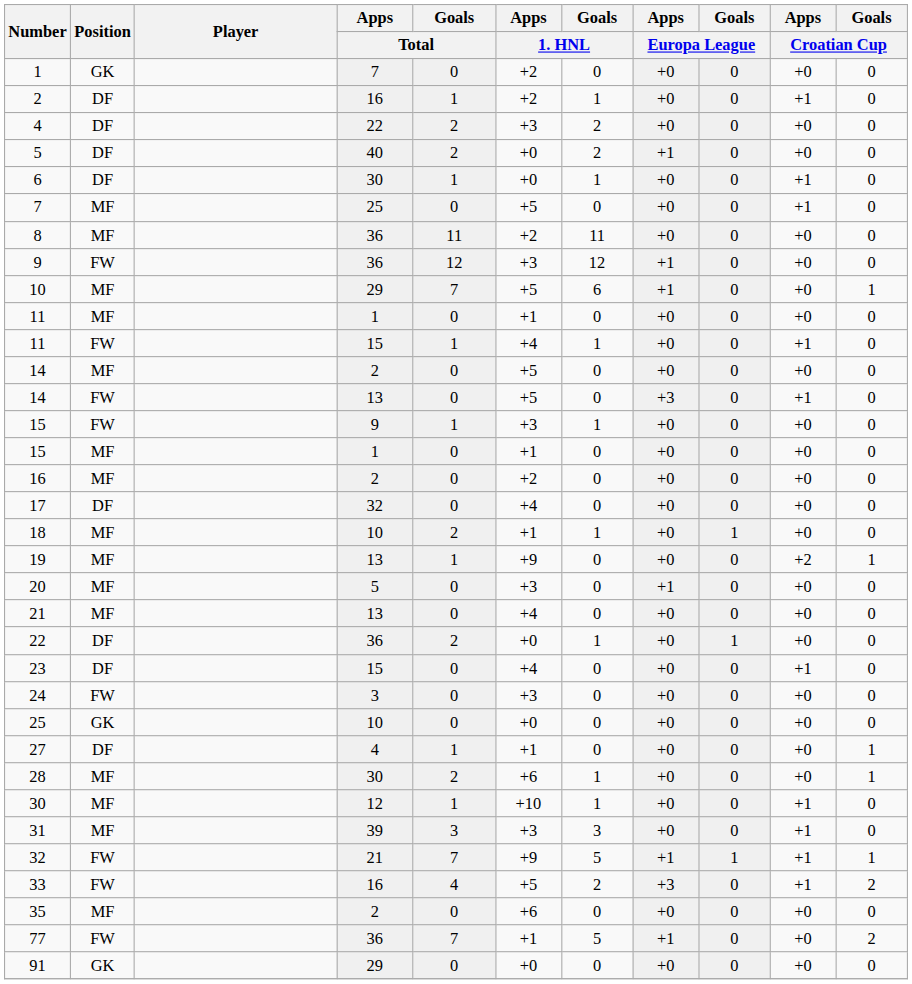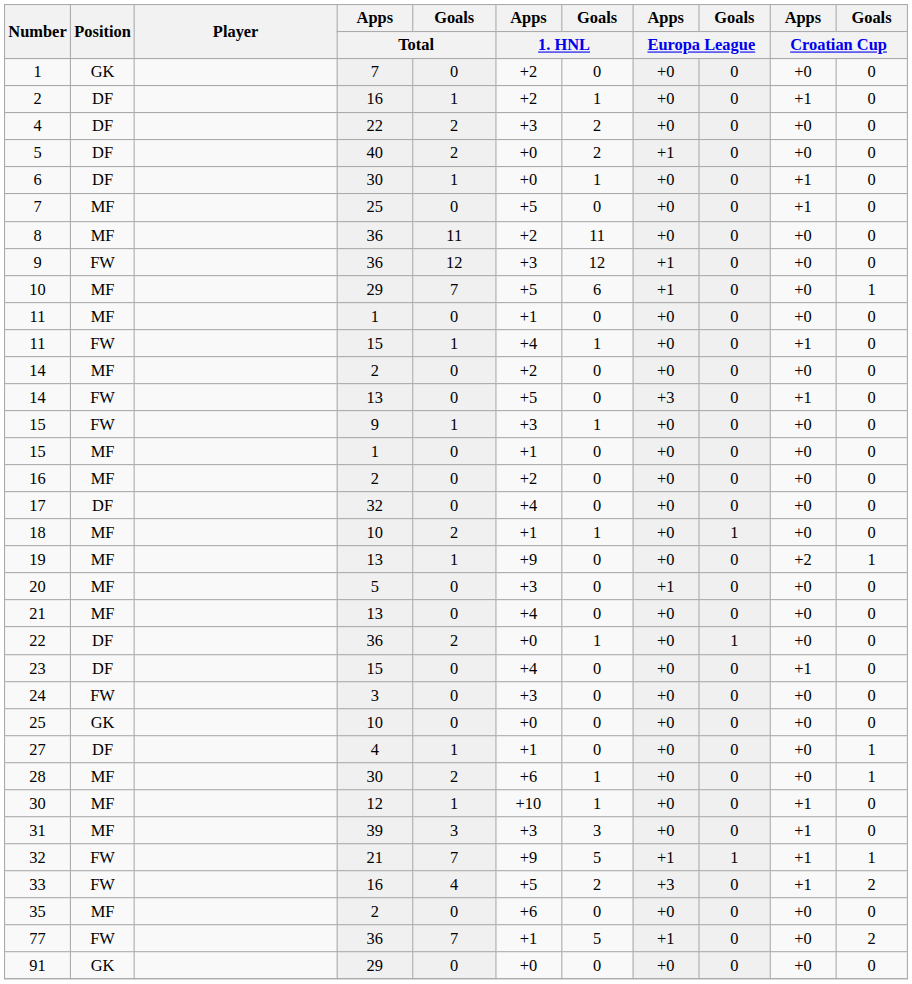(528, 370) +5 -> (528, 370) +2
